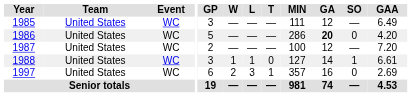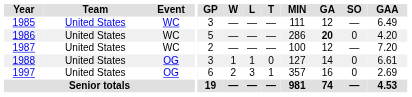(171, 60) WC -> (171, 60) OG
(354, 60) 1 -> (354, 60) 0
(171, 73) WC -> (171, 73) OG
